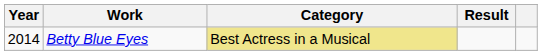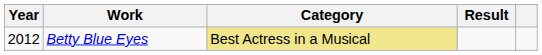(24, 38) 2014 -> (24, 38) 2012
